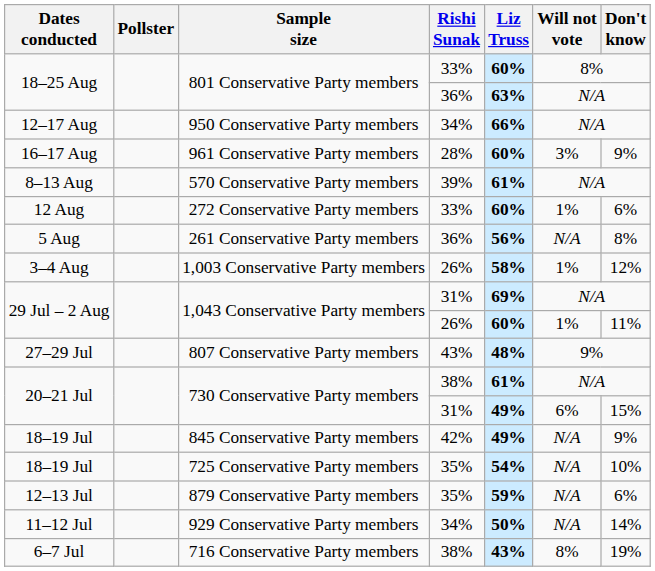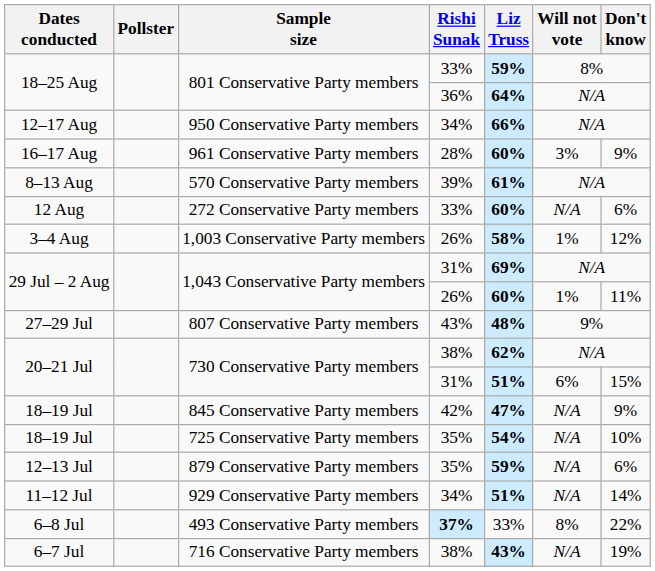(509, 68) 60% -> (509, 68) 59%
(509, 96) 63% -> (509, 96) 64%
(567, 210) 1% -> (567, 210) N/A
- row: (304, 239)
(509, 381) 61% -> (509, 353) 62%
(509, 410) 49% -> (509, 381) 51%
(509, 438) 49% -> (509, 410) 47%
(509, 524) 50% -> (509, 495) 51%
+ row: (304, 524)
(567, 552) 8% -> (567, 552) N/A
